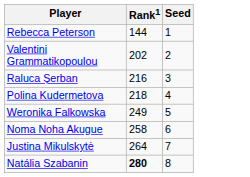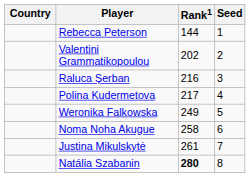+ column: (30, 14)
(138, 95) 218 -> (190, 95) 217
(138, 146) 264 -> (190, 146) 261
